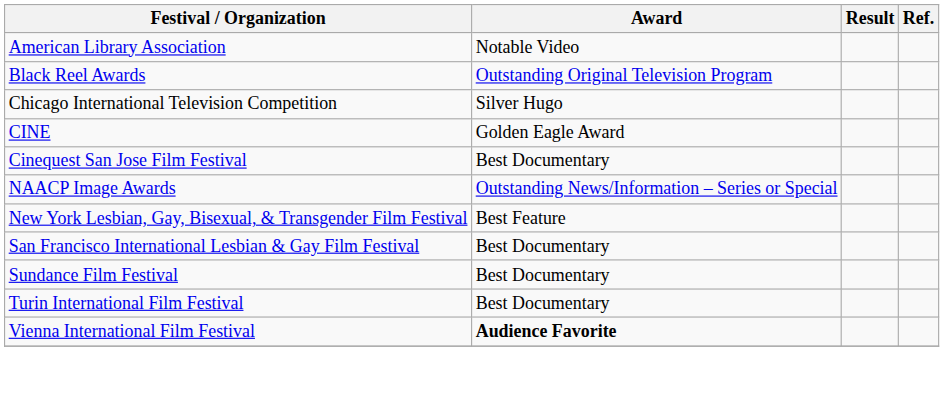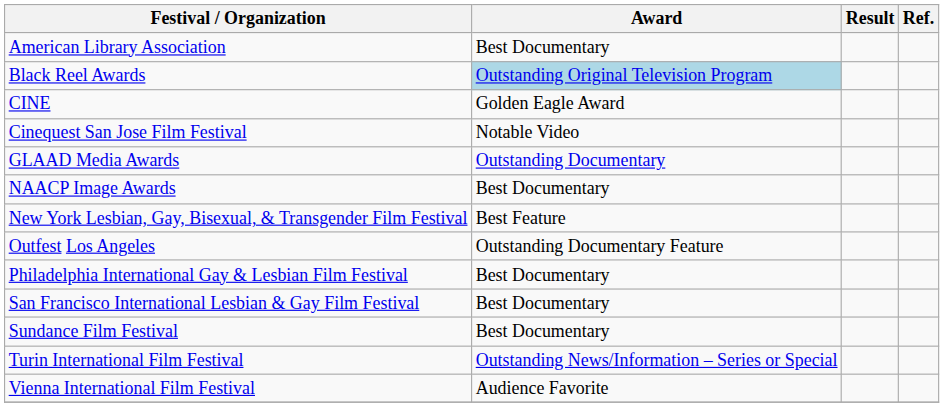(528, 47) Notable Video -> (543, 47) Best Documentary
(624, 75) no background -> (624, 75) lightblue background
- row: (173, 103)
(543, 160) Best Documentary -> (528, 132) Notable Video
+ row: (94, 160)
(657, 189) Outstanding News/Information – Series or Special -> (543, 189) Best Documentary
+ row: (82, 246)
+ row: (208, 274)
(543, 302) Best Documentary -> (657, 359) Outstanding News/Information – Series or Special
(546, 331) bold -> (542, 388) normal
